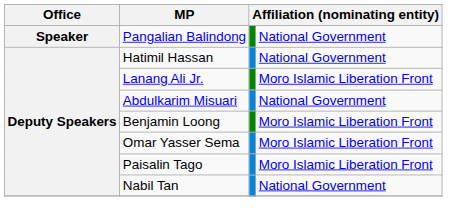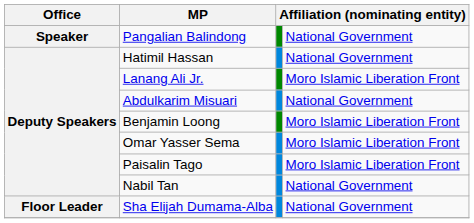+ row: (198, 206)
